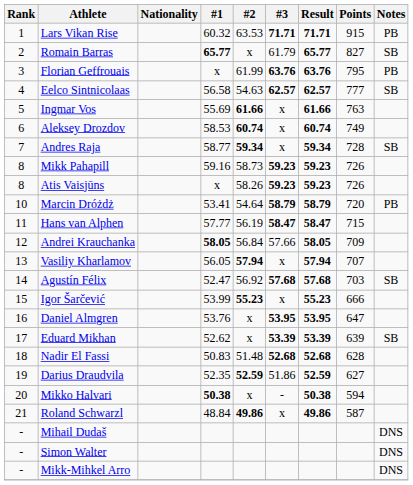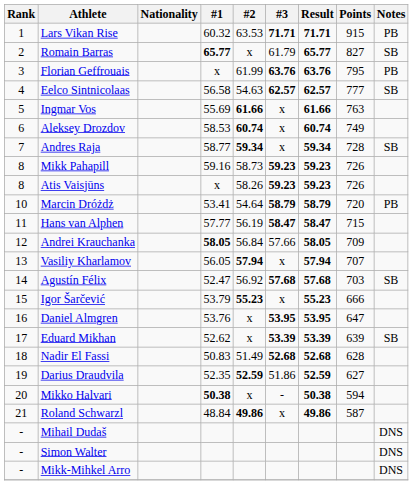(217, 299) 53.99 -> (217, 299) 53.79
(249, 356) 51.48 -> (249, 356) 51.49
